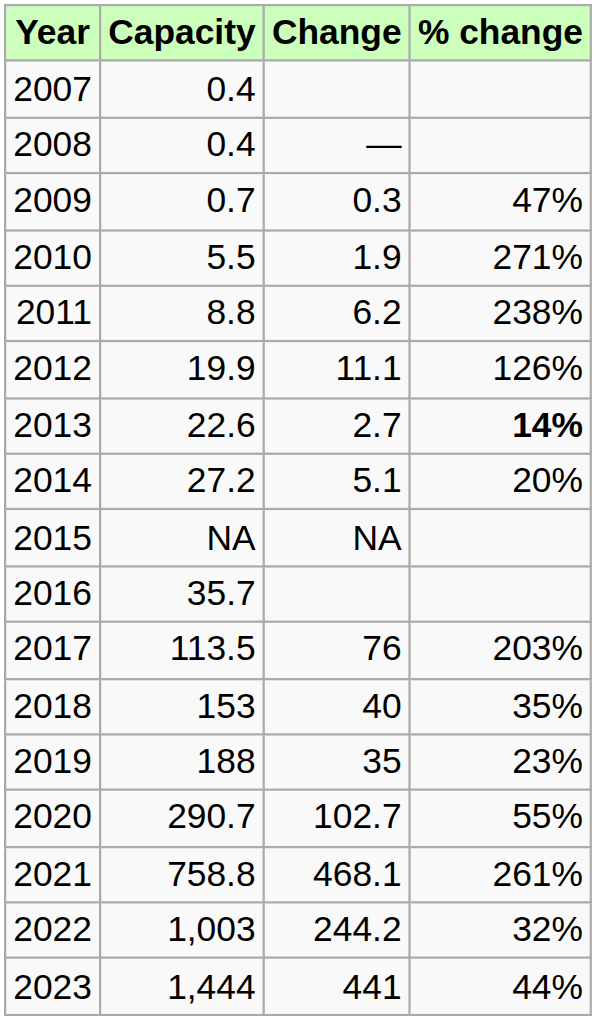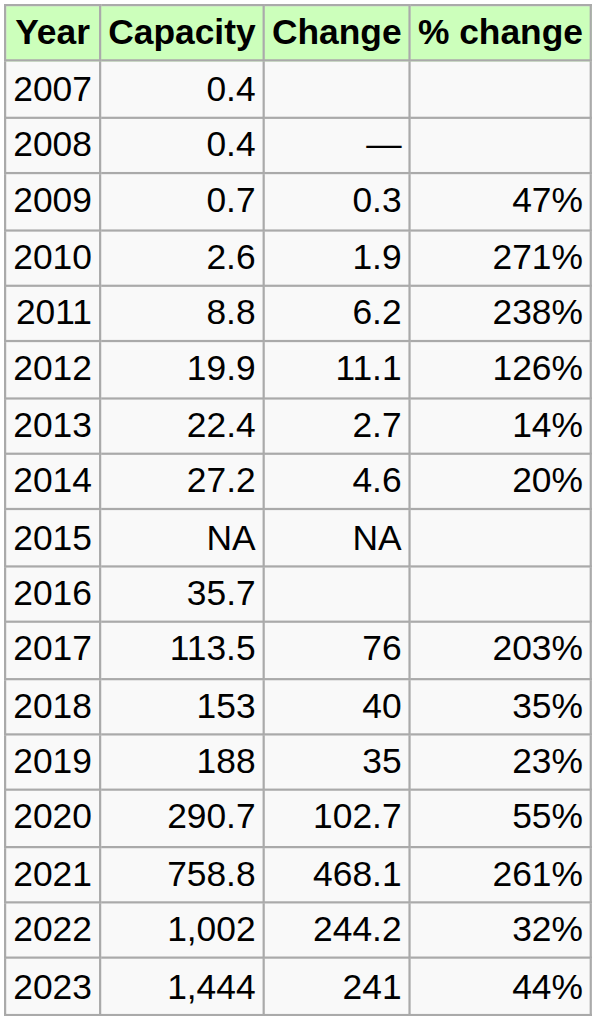(231, 256) 5.5 -> (231, 256) 2.6
(221, 425) 22.6 -> (221, 425) 22.4
(548, 425) bold -> (548, 425) normal
(377, 481) 5.1 -> (377, 481) 4.6
(211, 929) 1,003 -> (211, 929) 1,002
(372, 985) 441 -> (372, 985) 241
